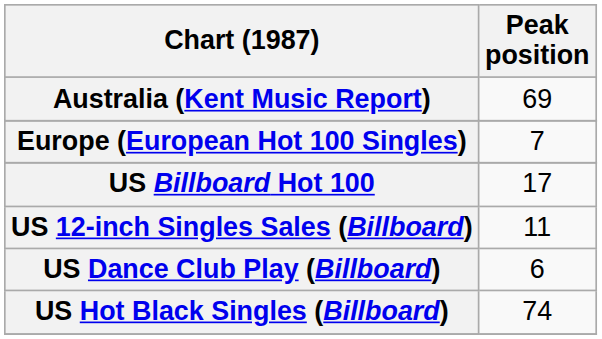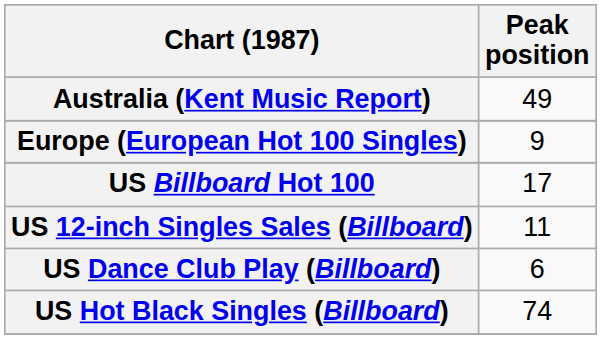(537, 98) 69 -> (537, 98) 49
(537, 141) 7 -> (537, 141) 9
